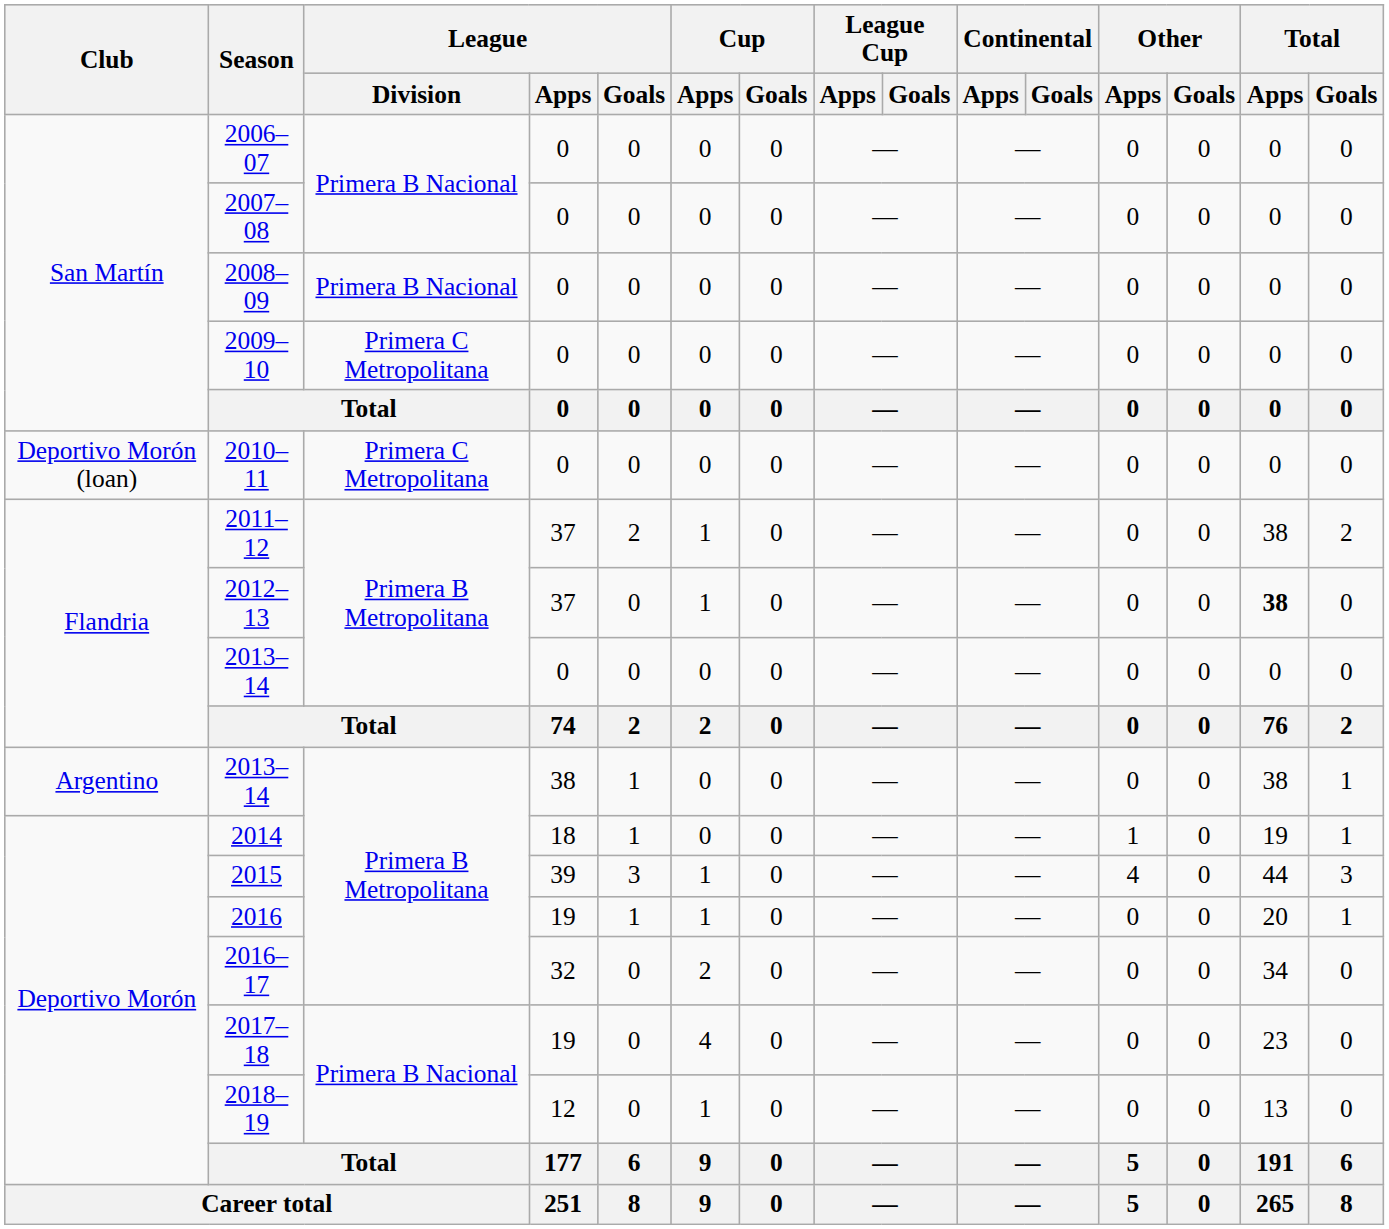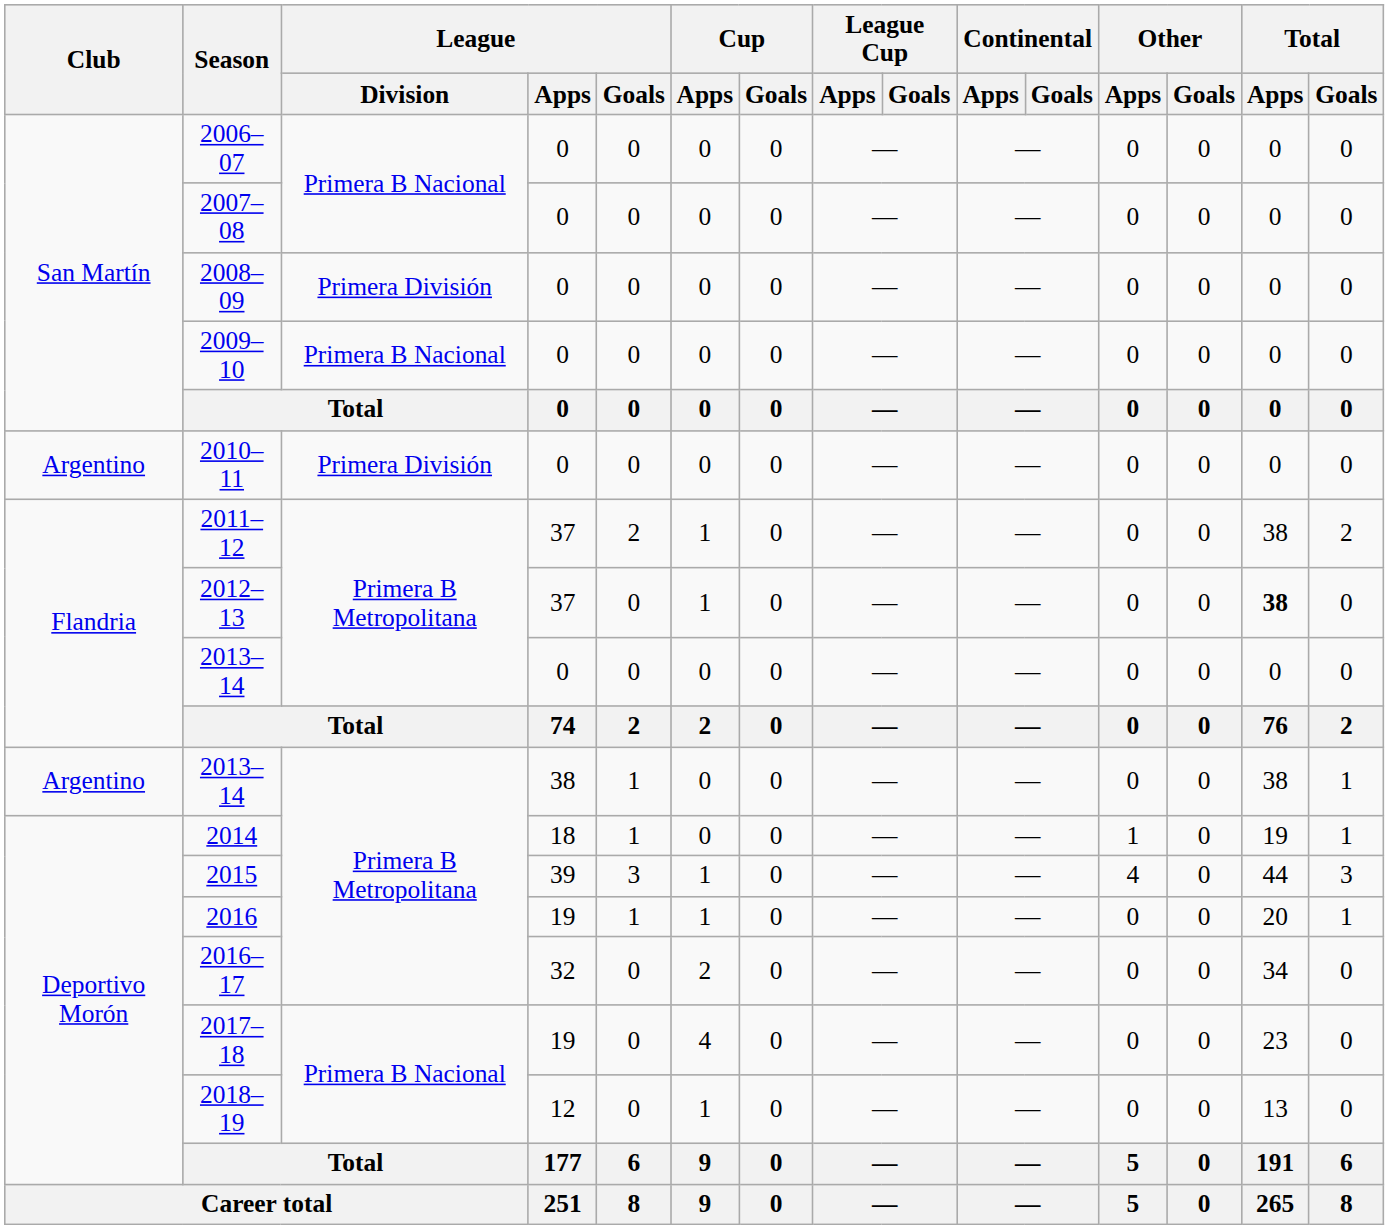(417, 286) Primera B Nacional -> (405, 286) Primera División
(417, 355) Primera C Metropolitana -> (405, 355) Primera B Nacional
(107, 464) Deportivo Morón (loan) -> (94, 464) Argentino
(417, 464) Primera C Metropolitana -> (405, 464) Primera División
